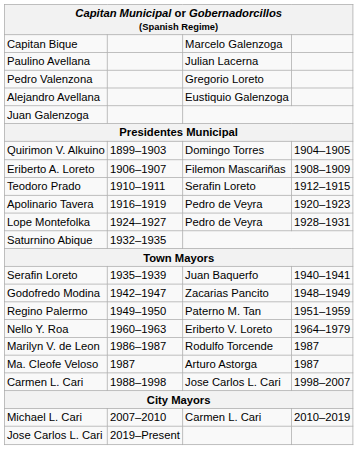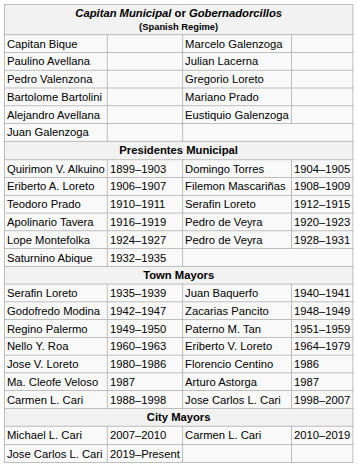+ row: (54, 97)
+ row: (43, 364)
- row: (53, 347)
